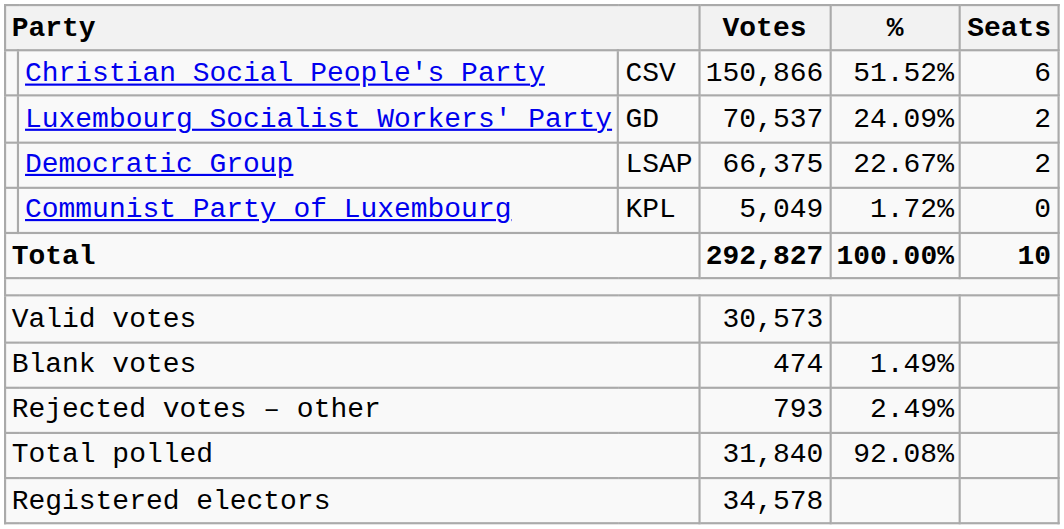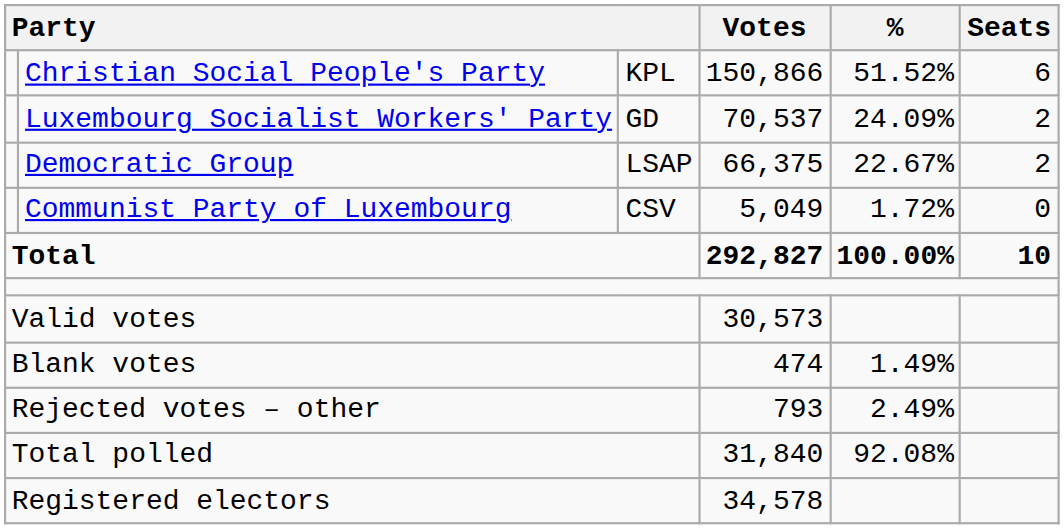(651, 73) CSV -> (651, 73) KPL
(651, 210) KPL -> (651, 210) CSV
